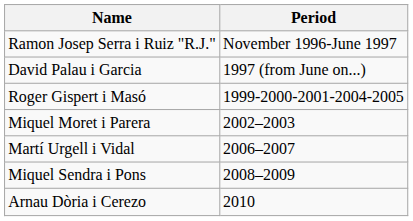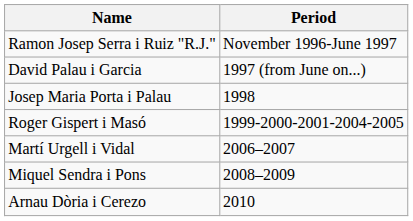+ row: (90, 96)
- row: (79, 123)
